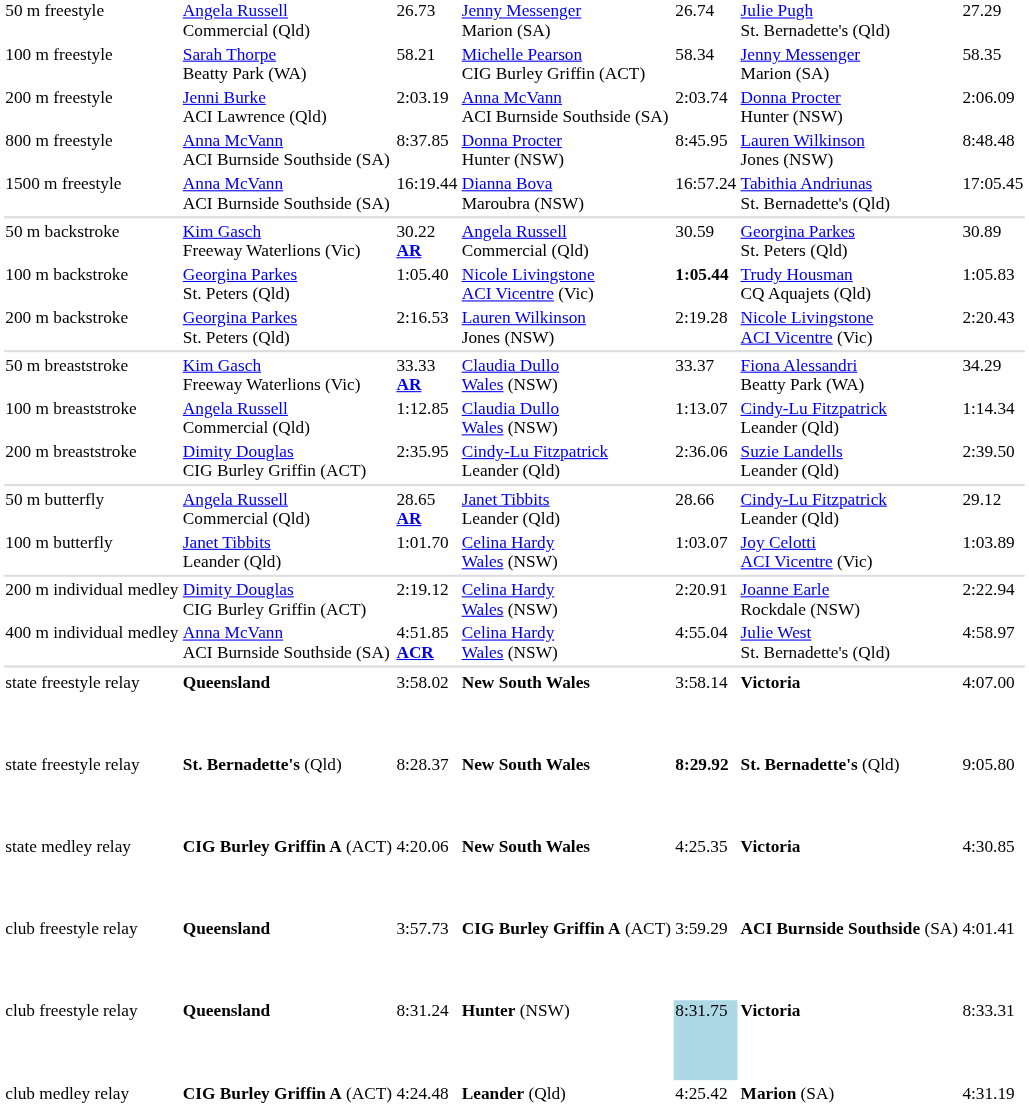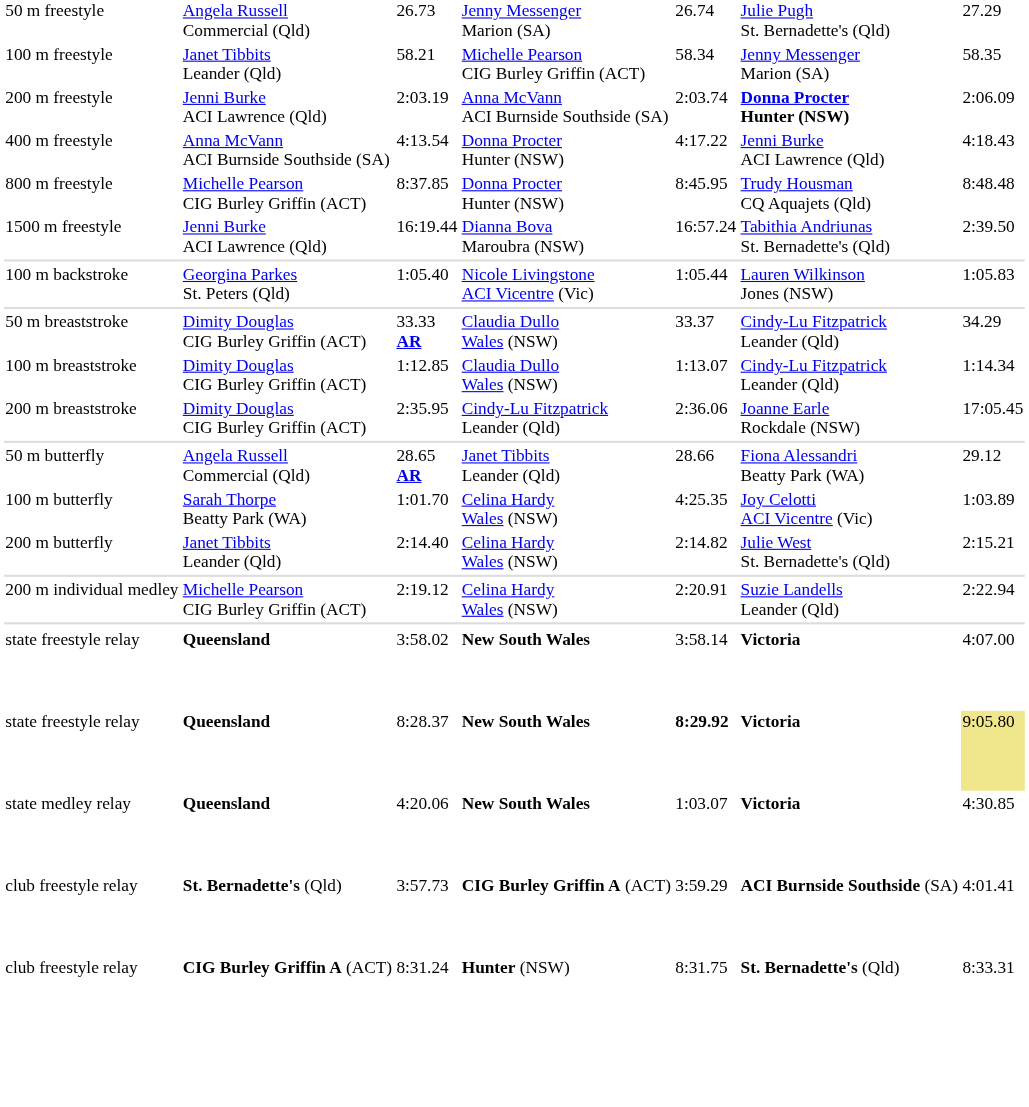(245, 63) Sarah Thorpe Beatty Park (WA) -> (232, 63) Janet Tibbits Leander (Qld)
(792, 107) normal -> (795, 107) bold
+ row: (59, 140)
(286, 150) Anna McVann ACI Burnside Southside (SA) -> (275, 193) Michelle Pearson CIG Burley Griffin (ACT)
(803, 150) Lauren Wilkinson Jones (NSW) -> (806, 193) Trudy Housman CQ Aquajets (Qld)
(286, 193) Anna McVann ACI Burnside Southside (SA) -> (255, 236) Jenni Burke ACI Lawrence (Qld)
(993, 183) 17:05.45 -> (989, 226) 2:39.50
- row: (62, 231)
(702, 274) bold -> (701, 274) normal
(806, 284) Trudy Housman CQ Aquajets (Qld) -> (803, 284) Lauren Wilkinson Jones (NSW)
- row: (67, 317)
(272, 374) Kim Gasch Freeway Waterlions (Vic) -> (275, 331) Dimity Douglas CIG Burley Griffin (ACT)
(802, 374) Fiona Alessandri Beatty Park (WA) -> (814, 331) Cindy-Lu Fitzpatrick Leander (Qld)
(246, 418) Angela Russell Commercial (Qld) -> (275, 374) Dimity Douglas CIG Burley Griffin (ACT)
(792, 461) Suzie Landells Leander (Qld) -> (800, 418) Joanne Earle Rockdale (NSW)
(989, 451) 2:39.50 -> (993, 408) 17:05.45
(814, 508) Cindy-Lu Fitzpatrick Leander (Qld) -> (802, 465) Fiona Alessandri Beatty Park (WA)
(232, 552) Janet Tibbits Leander (Qld) -> (245, 508) Sarah Thorpe Beatty Park (WA)
(701, 542) 1:03.07 -> (701, 499) 4:25.35
+ row: (59, 542)
(275, 599) Dimity Douglas CIG Burley Griffin (ACT) -> (275, 599) Michelle Pearson CIG Burley Griffin (ACT)
(800, 599) Joanne Earle Rockdale (NSW) -> (792, 599) Suzie Landells Leander (Qld)
- row: (92, 633)
(262, 764) St. Bernadette's (Qld) -> (227, 721) Queensland
(820, 764) St. Bernadette's (Qld) -> (770, 721) Victoria
(989, 764) no background -> (989, 721) khaki background
(287, 846) CIG Burley Griffin A (ACT) -> (227, 803) Queensland
(701, 846) 4:25.35 -> (701, 803) 1:03.07
(227, 928) Queensland -> (262, 885) St. Bernadette's (Qld)
(227, 1011) Queensland -> (287, 967) CIG Burley Griffin A (ACT)
(701, 1011) lightblue background -> (701, 967) no background
(770, 1011) Victoria -> (820, 967) St. Bernadette's (Qld)
- row: (67, 1093)
